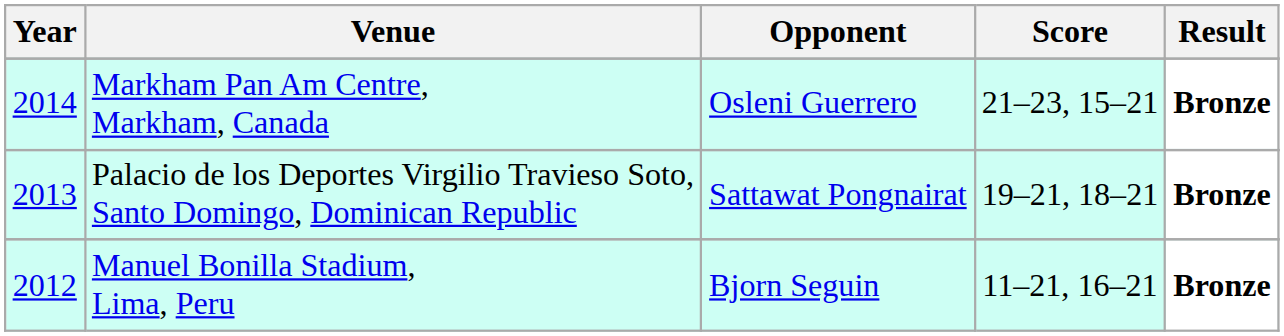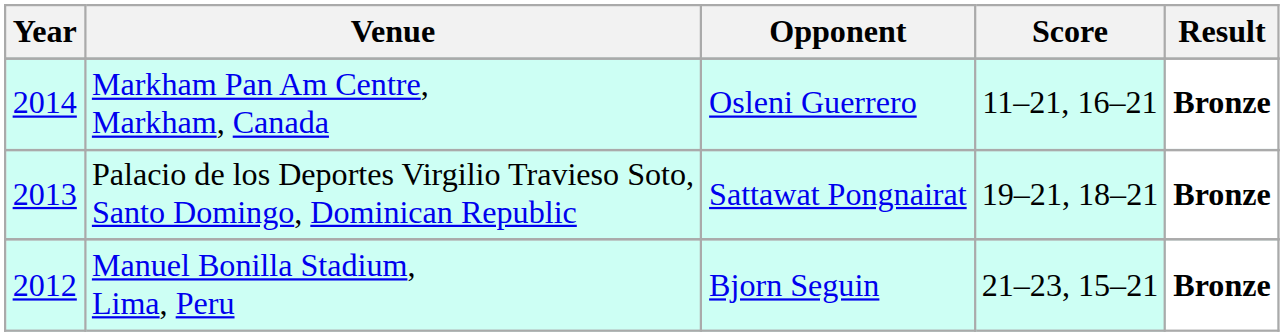(1070, 103) 21–23, 15–21 -> (1070, 103) 11–21, 16–21
(1070, 285) 11–21, 16–21 -> (1070, 285) 21–23, 15–21
